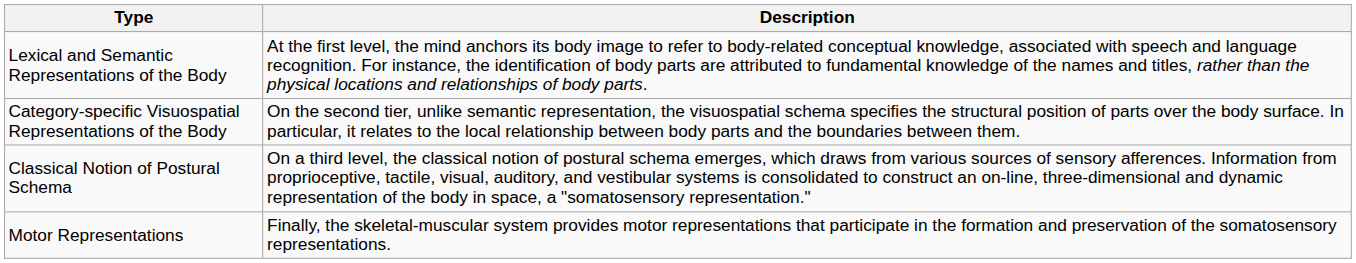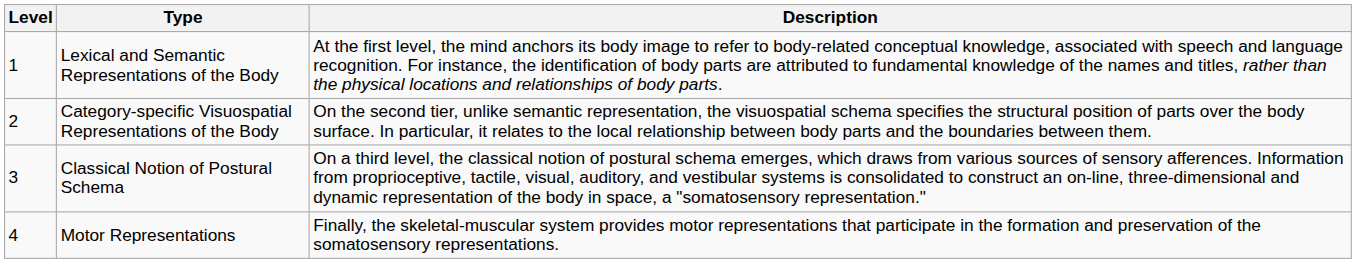+ column: (31, 18)
